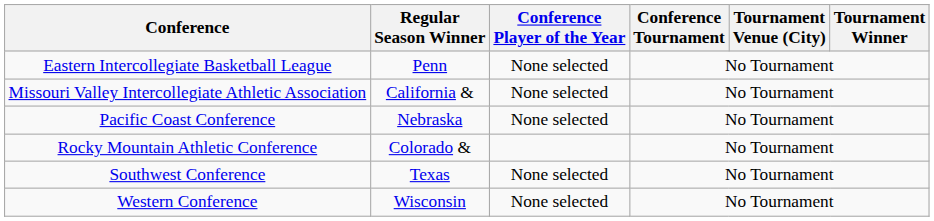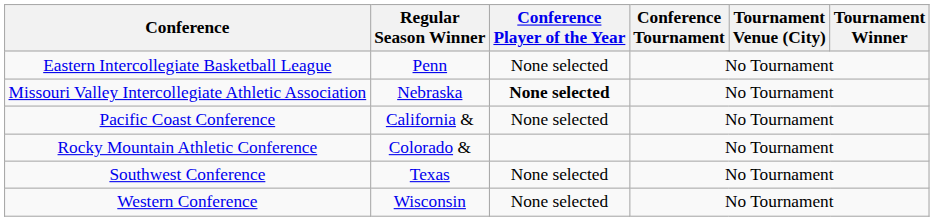(430, 92) California & -> (430, 92) Nebraska
(559, 92) normal -> (559, 92) bold
(430, 119) Nebraska -> (430, 119) California &
